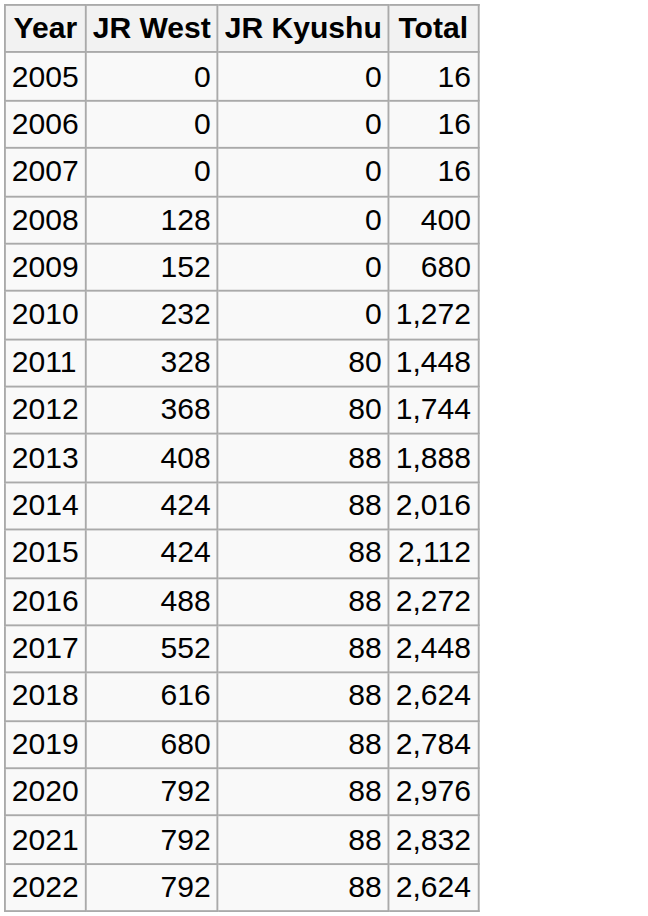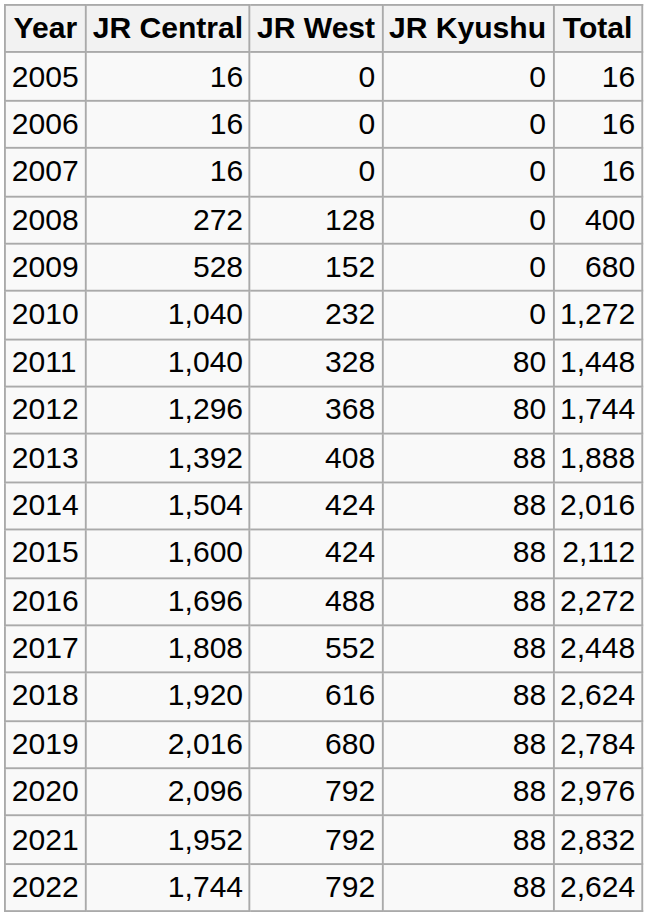+ column: (168, 28)
